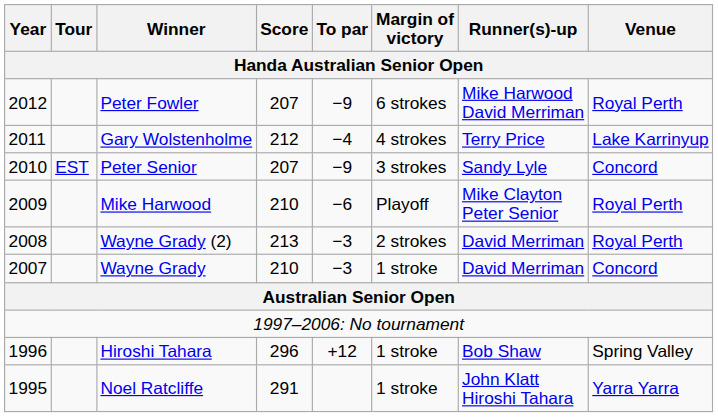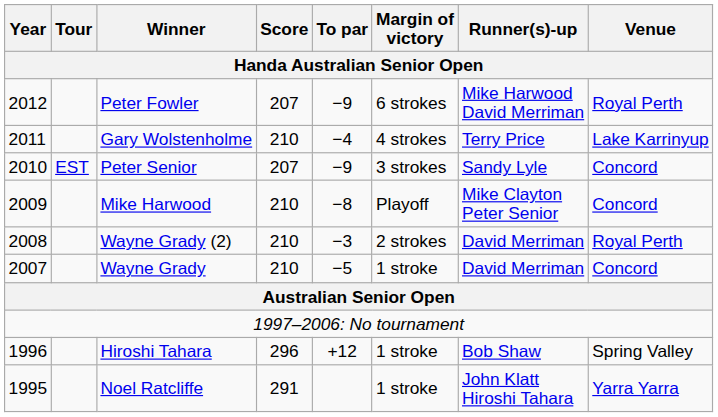(284, 140) 212 -> (284, 140) 210
(342, 204) −6 -> (342, 204) −8
(637, 204) Royal Perth -> (625, 204) Concord
(284, 241) 213 -> (284, 241) 210
(342, 269) −3 -> (342, 269) −5
